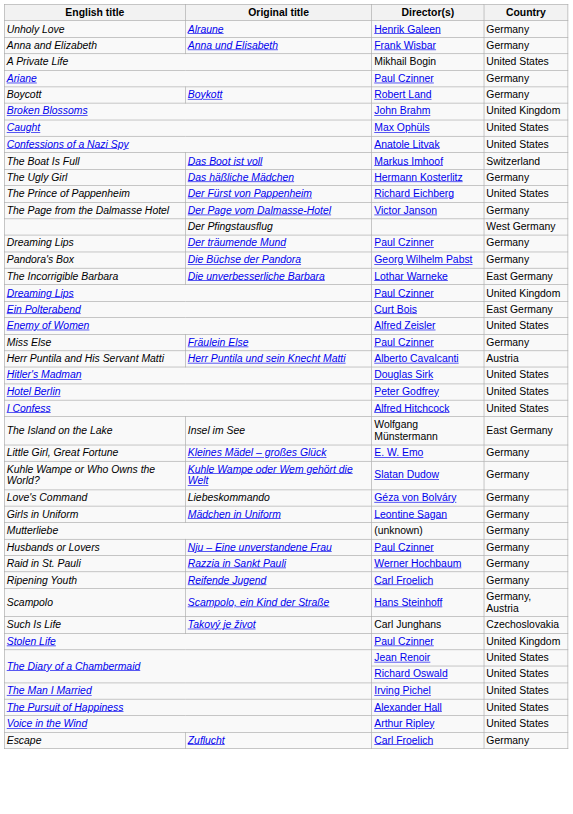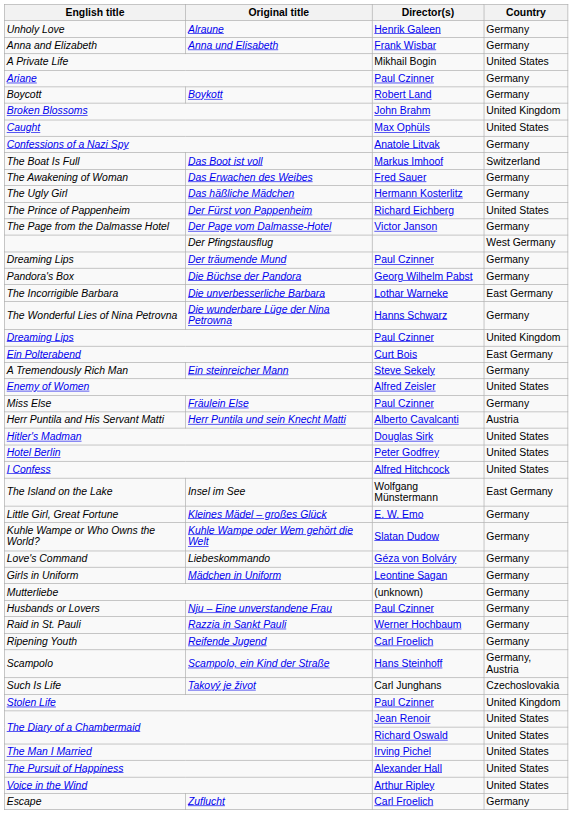(518, 144) United States -> (508, 144) Germany
+ row: (250, 177)
+ row: (259, 315)
+ row: (238, 370)
